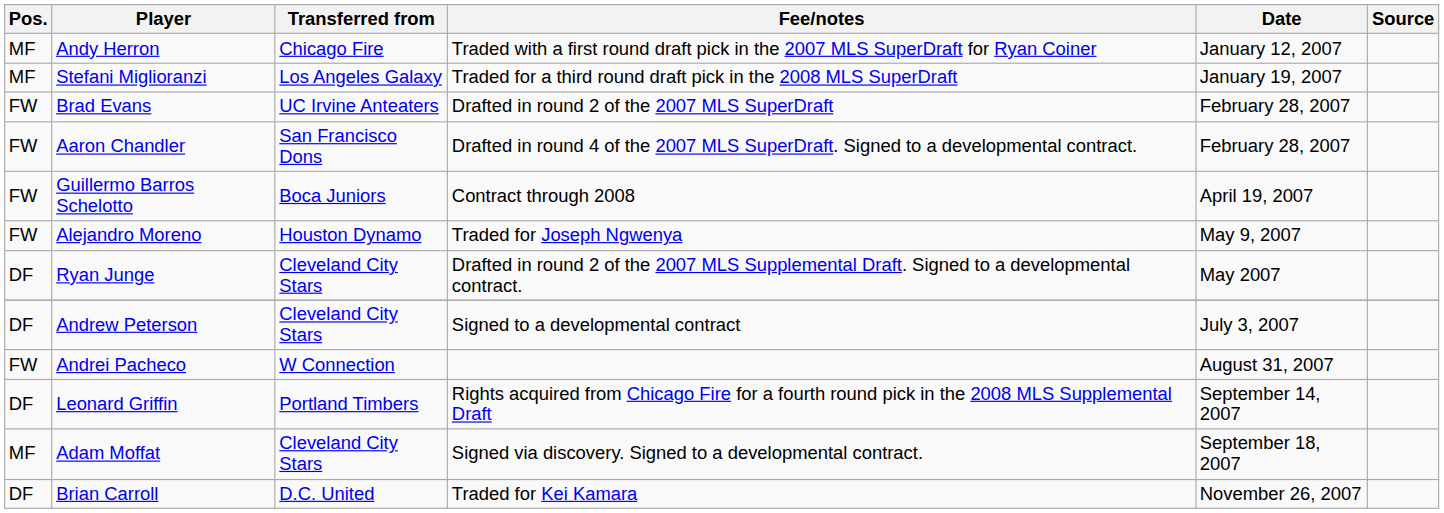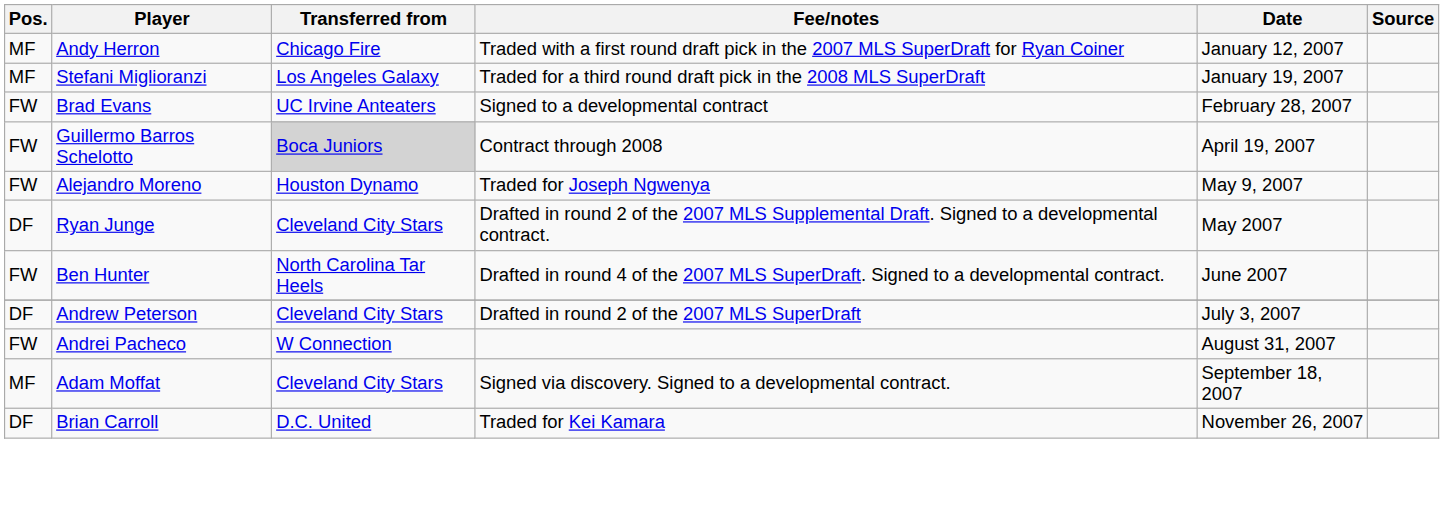(643, 106) Drafted in round 2 of the 2007 MLS SuperDraft -> (624, 106) Signed to a developmental contract
- row: (121, 146)
(332, 196) no background -> (329, 146) lightgrey background
+ row: (103, 275)
(596, 324) Signed to a developmental contract -> (670, 314) Drafted in round 2 of the 2007 MLS SuperDraft
- row: (117, 404)
